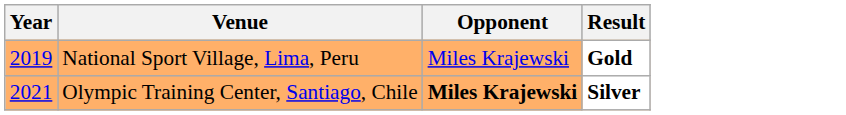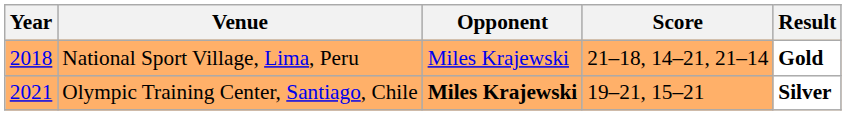+ column: (678, 22)
(31, 57) 2019 -> (31, 57) 2018
